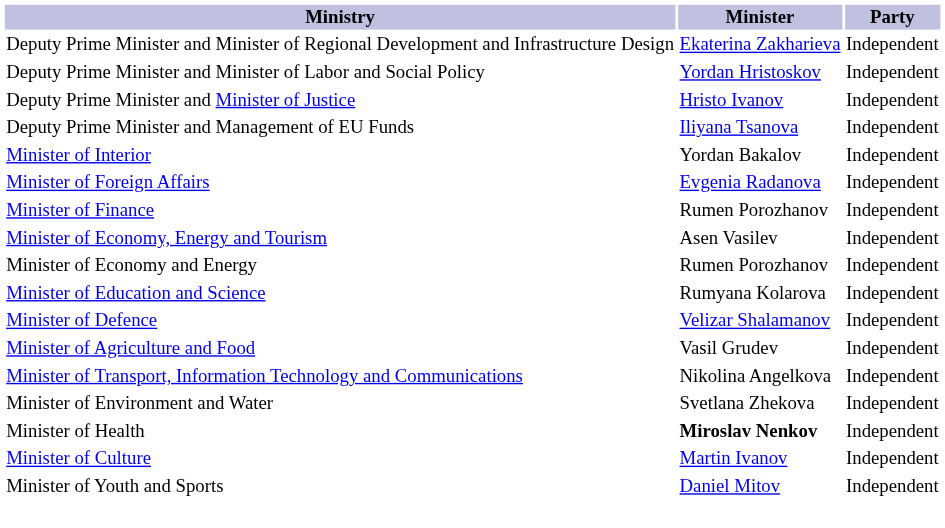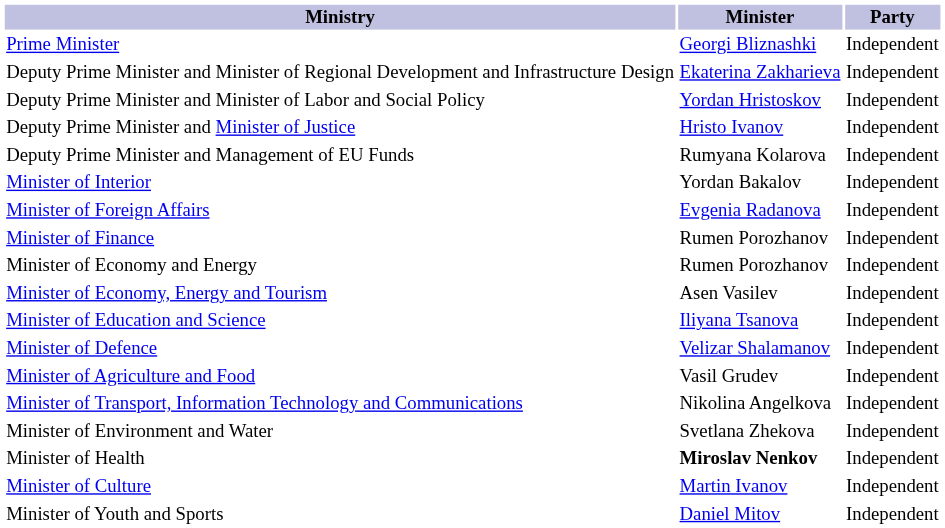+ row: (63, 44)
(739, 127) Iliyana Tsanova -> (753, 154) Rumyana Kolarova
rows swapped: (167, 237) <-> (132, 265)
(753, 292) Rumyana Kolarova -> (739, 320) Iliyana Tsanova
